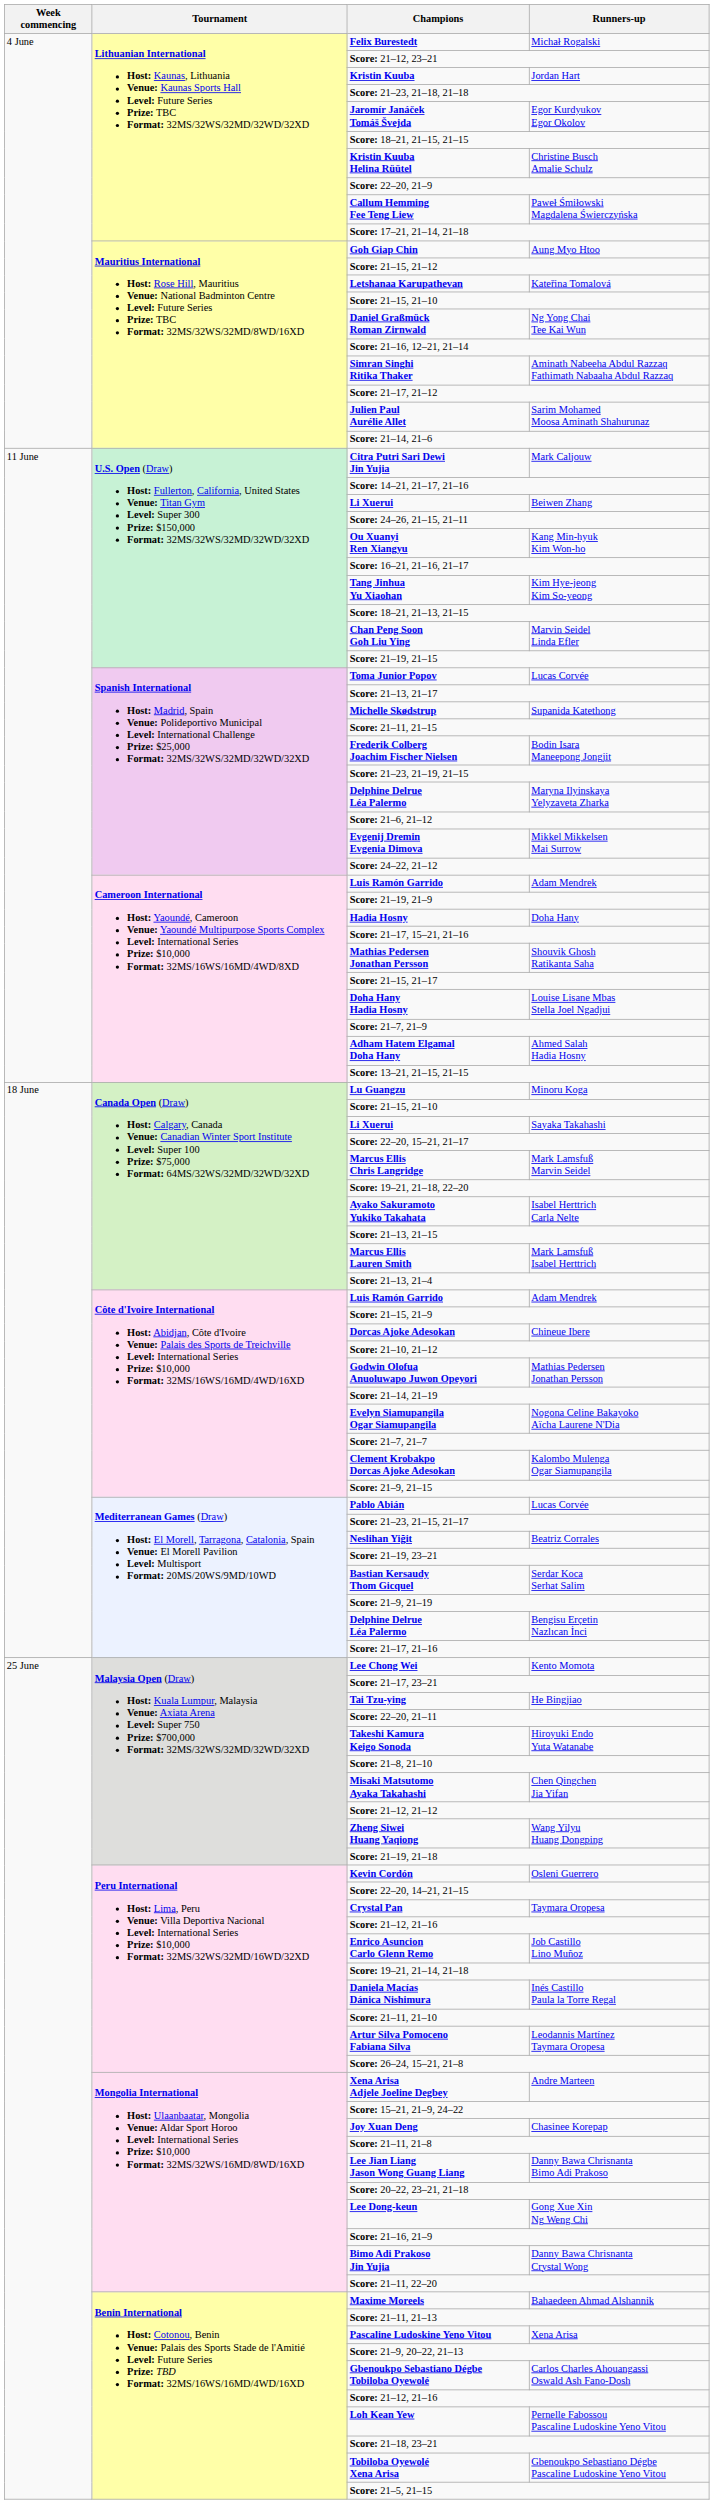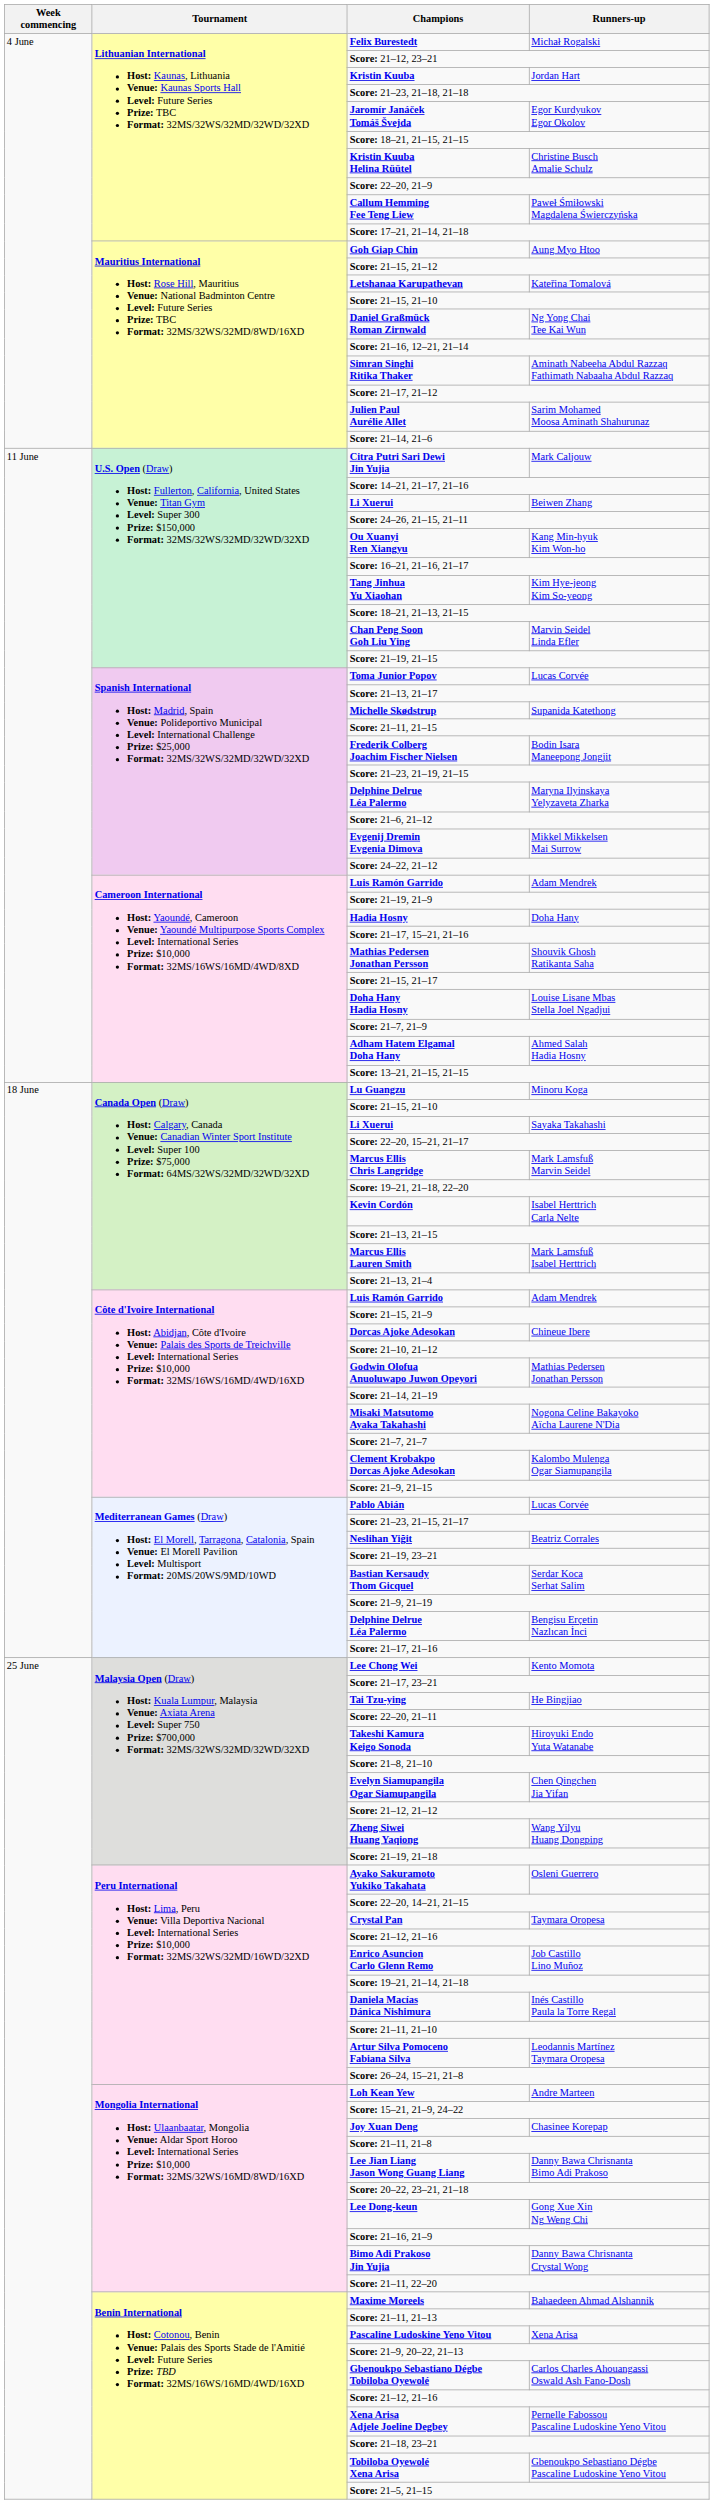(392, 1211) Ayako Sakuramoto Yukiko Takahata -> (381, 1205) Kevin Cordón
(397, 1418) Evelyn Siamupangila Ogar Siamupangila -> (392, 1418) Misaki Matsutomo Ayaka Takahashi
(392, 1787) Misaki Matsutomo Ayaka Takahashi -> (397, 1787) Evelyn Siamupangila Ogar Siamupangila
(381, 1873) Kevin Cordón -> (392, 1879) Ayako Sakuramoto Yukiko Takahata
(399, 2087) Xena Arisa Adjele Joeline Degbey -> (382, 2093) Loh Kean Yew
(382, 2415) Loh Kean Yew -> (399, 2421) Xena Arisa Adjele Joeline Degbey
